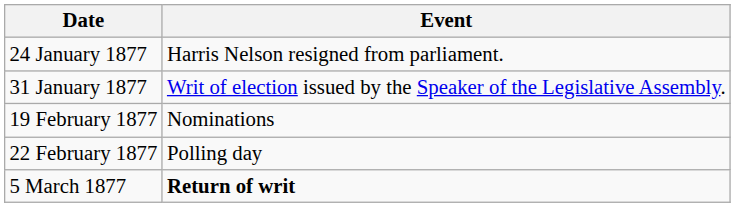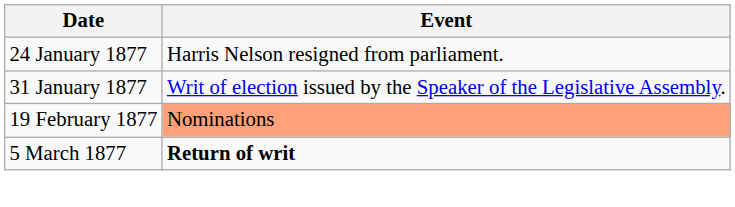(221, 119) no background -> (221, 119) lightsalmon background
- row: (83, 152)
